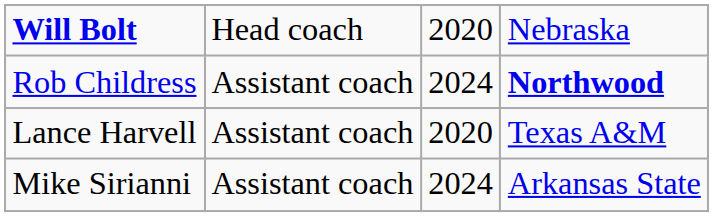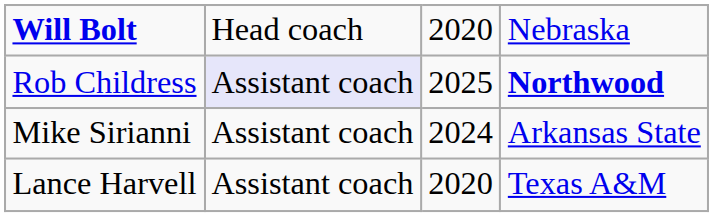(312, 81) no background -> (312, 81) lavender background
(461, 81) 2024 -> (461, 81) 2025
rows swapped: (104, 132) <-> (102, 183)
